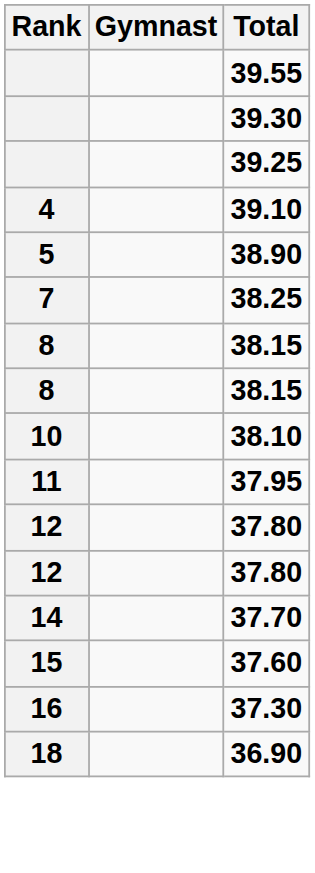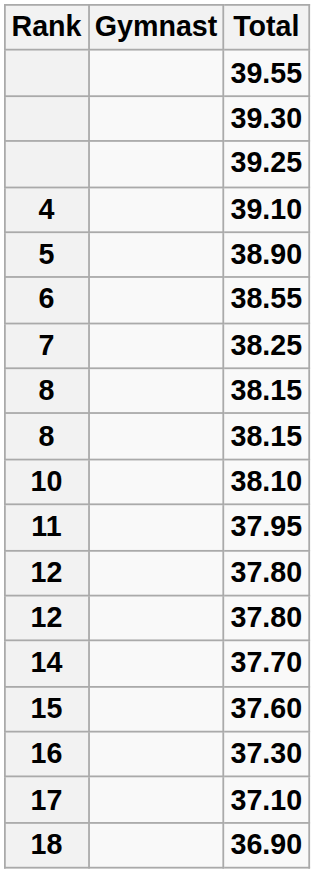+ row: (47, 299)
+ row: (46, 799)
